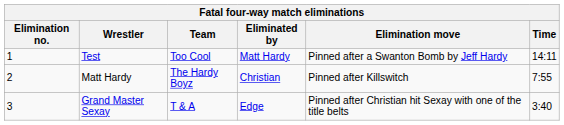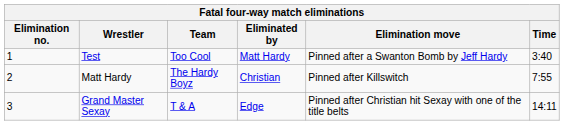(544, 56) 14:11 -> (542, 56) 3:40
(542, 106) 3:40 -> (544, 106) 14:11
